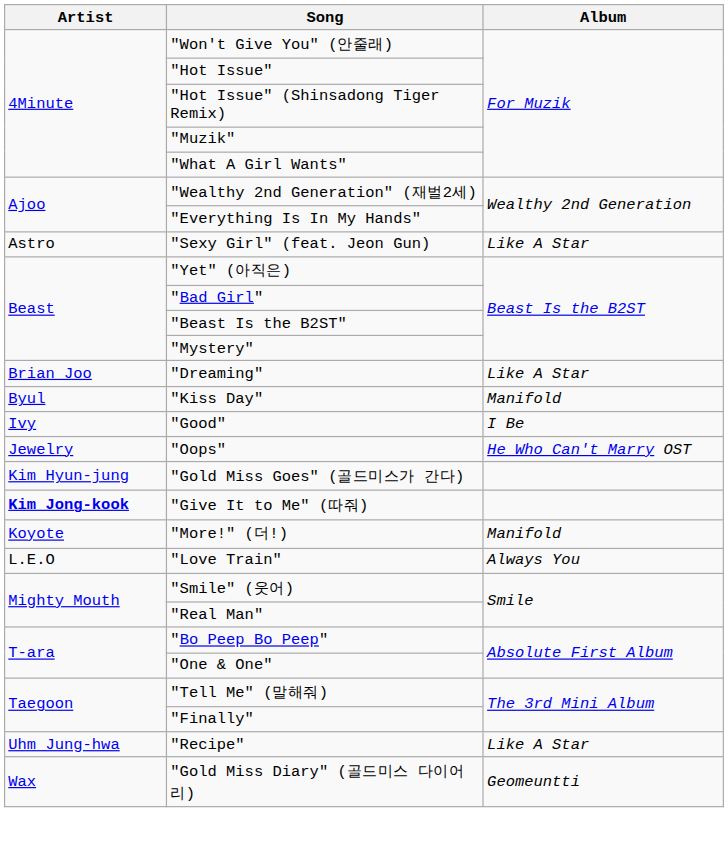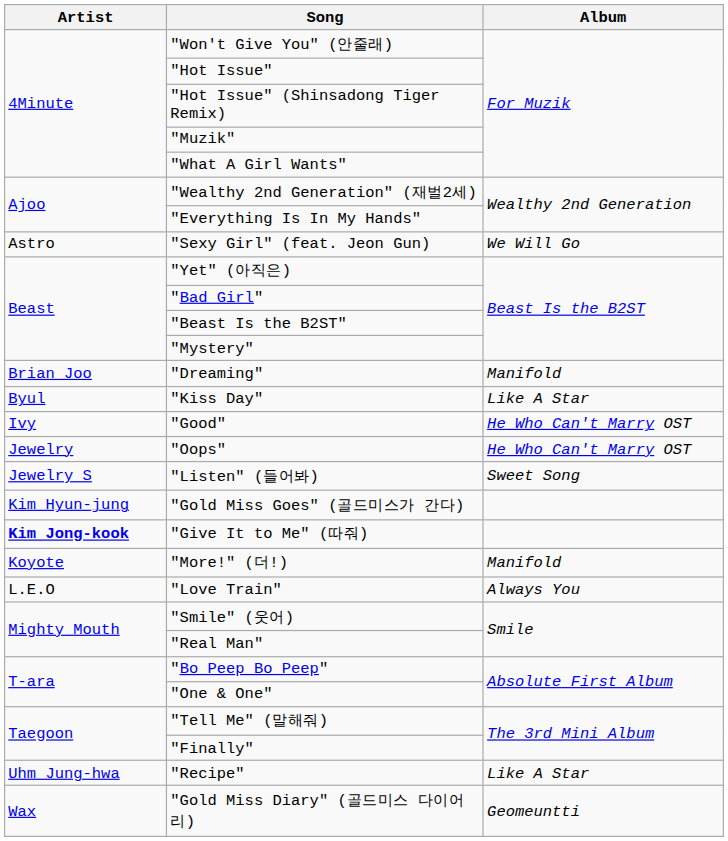(538, 244) Like A Star -> (534, 244) We Will Go
(538, 374) Like A Star -> (524, 374) Manifold
(524, 399) Manifold -> (538, 399) Like A Star
(506, 424) I Be -> (589, 424) He Who Can't Marry OST
+ row: (245, 477)
